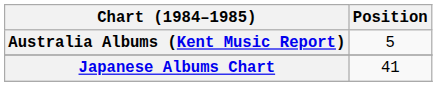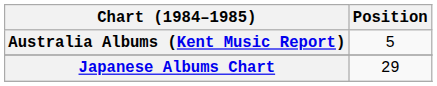(390, 68) 41 -> (390, 68) 29
